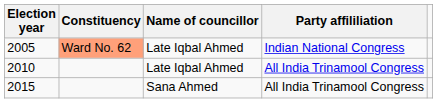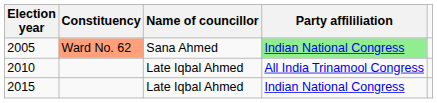(195, 48) Late Iqbal Ahmed -> (182, 48) Sana Ahmed
(335, 48) no background -> (335, 48) lightgreen background
(182, 87) Sana Ahmed -> (195, 87) Late Iqbal Ahmed
(344, 87) All India Trinamool Congress -> (335, 87) Indian National Congress
